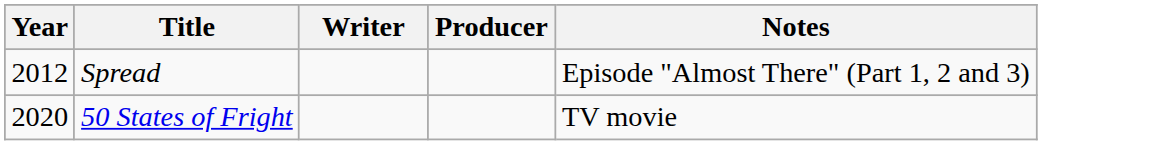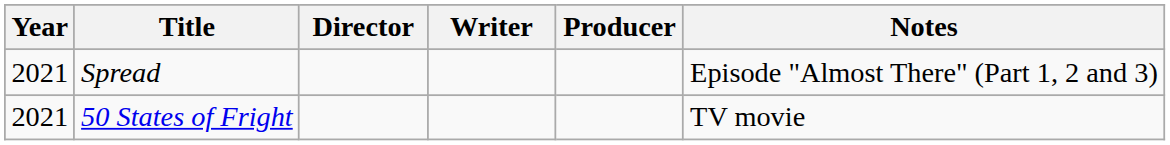+ column: (363, 26)
(40, 71) 2012 -> (40, 71) 2021
(40, 116) 2020 -> (40, 116) 2021
